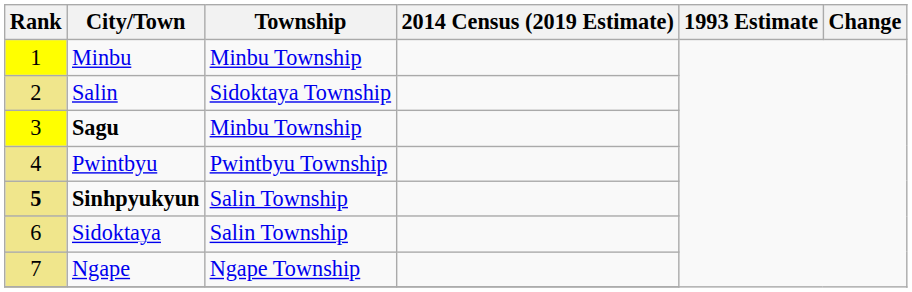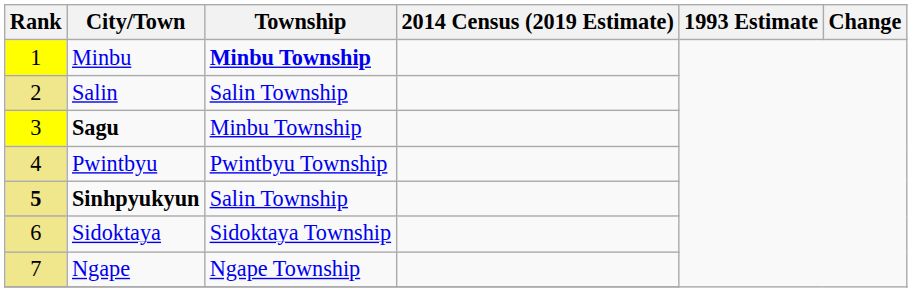(286, 57) normal -> (290, 57) bold
(300, 92) Sidoktaya Township -> (279, 92) Salin Township
(279, 233) Salin Township -> (300, 233) Sidoktaya Township
